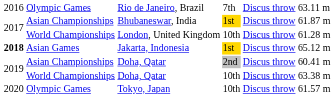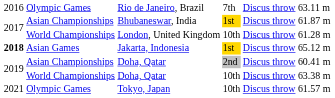(14, 89) 2020 -> (14, 89) 2021
